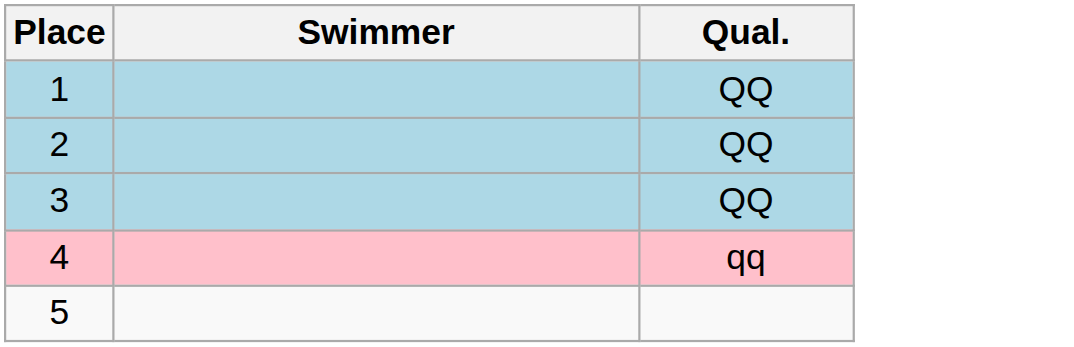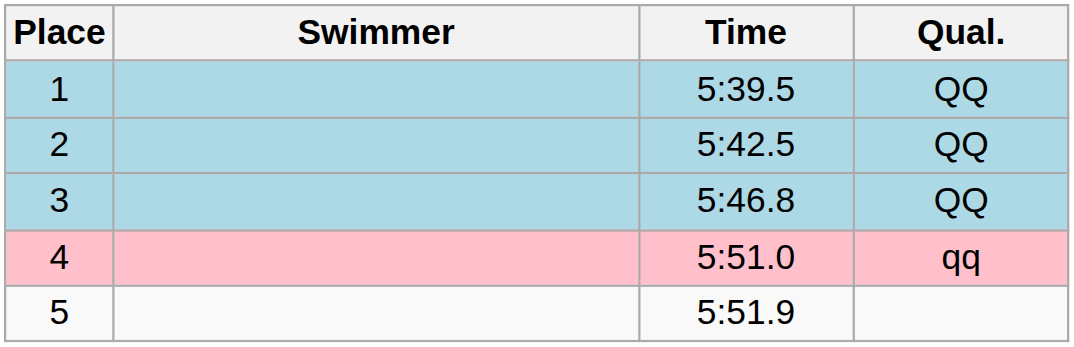+ column: (746, 32)
